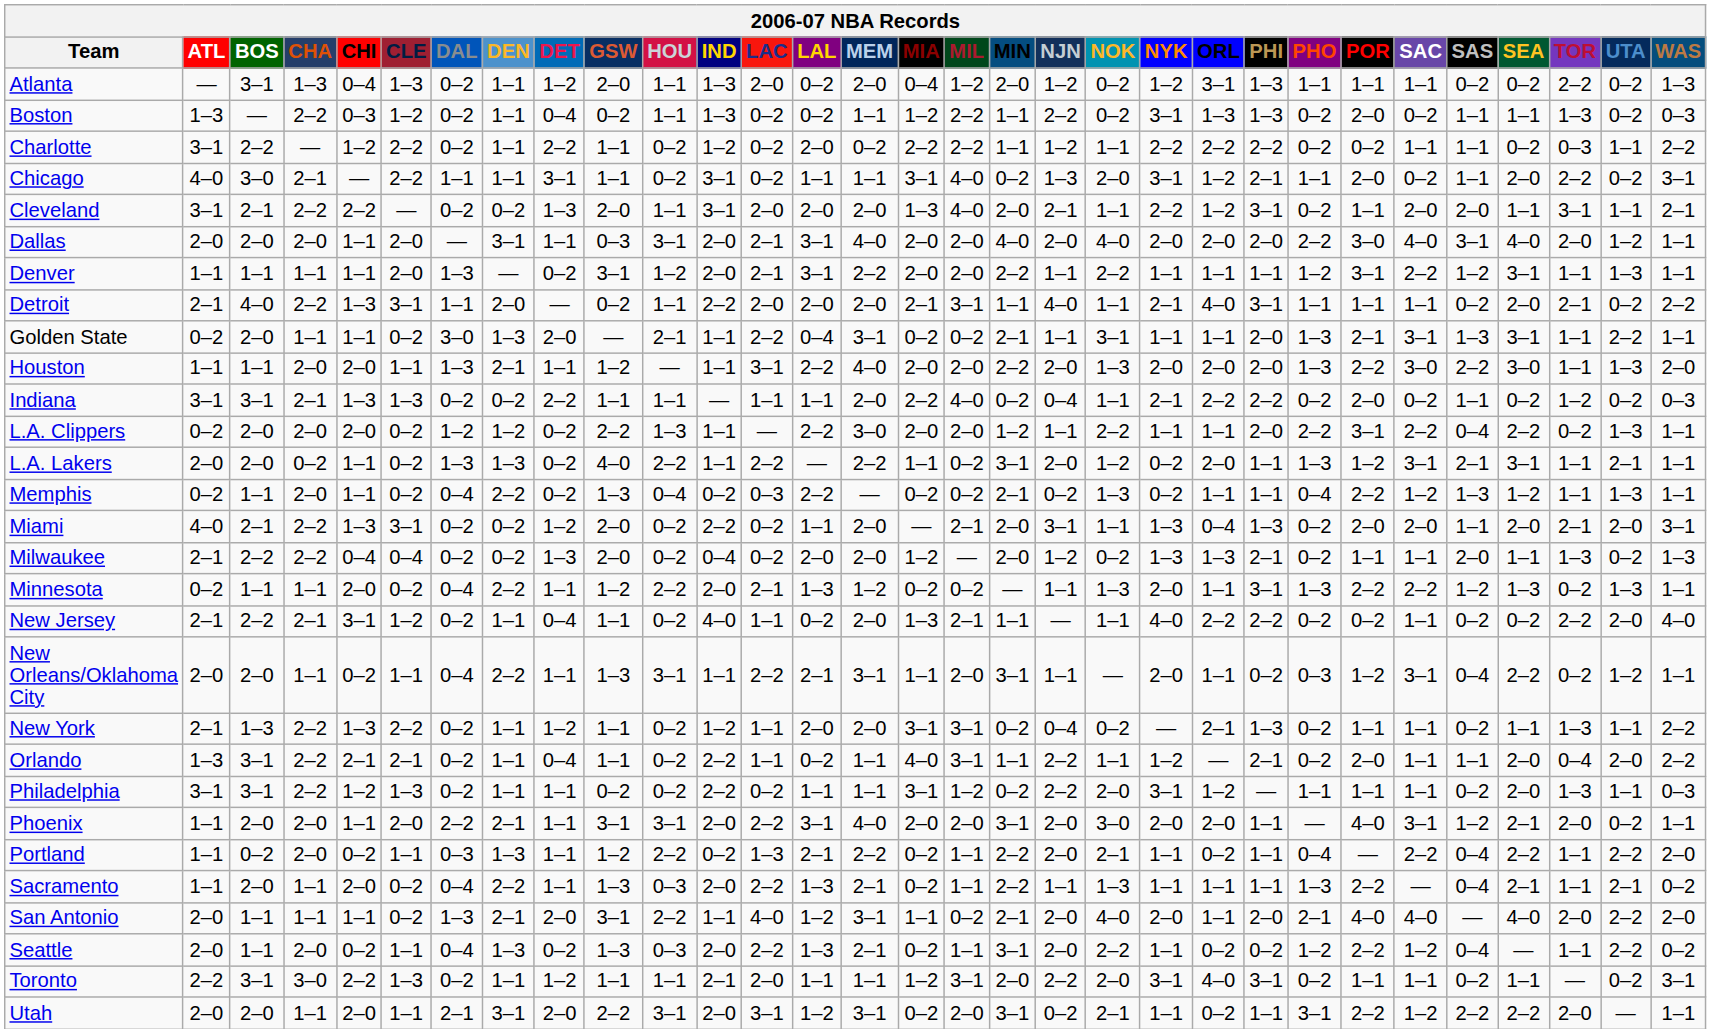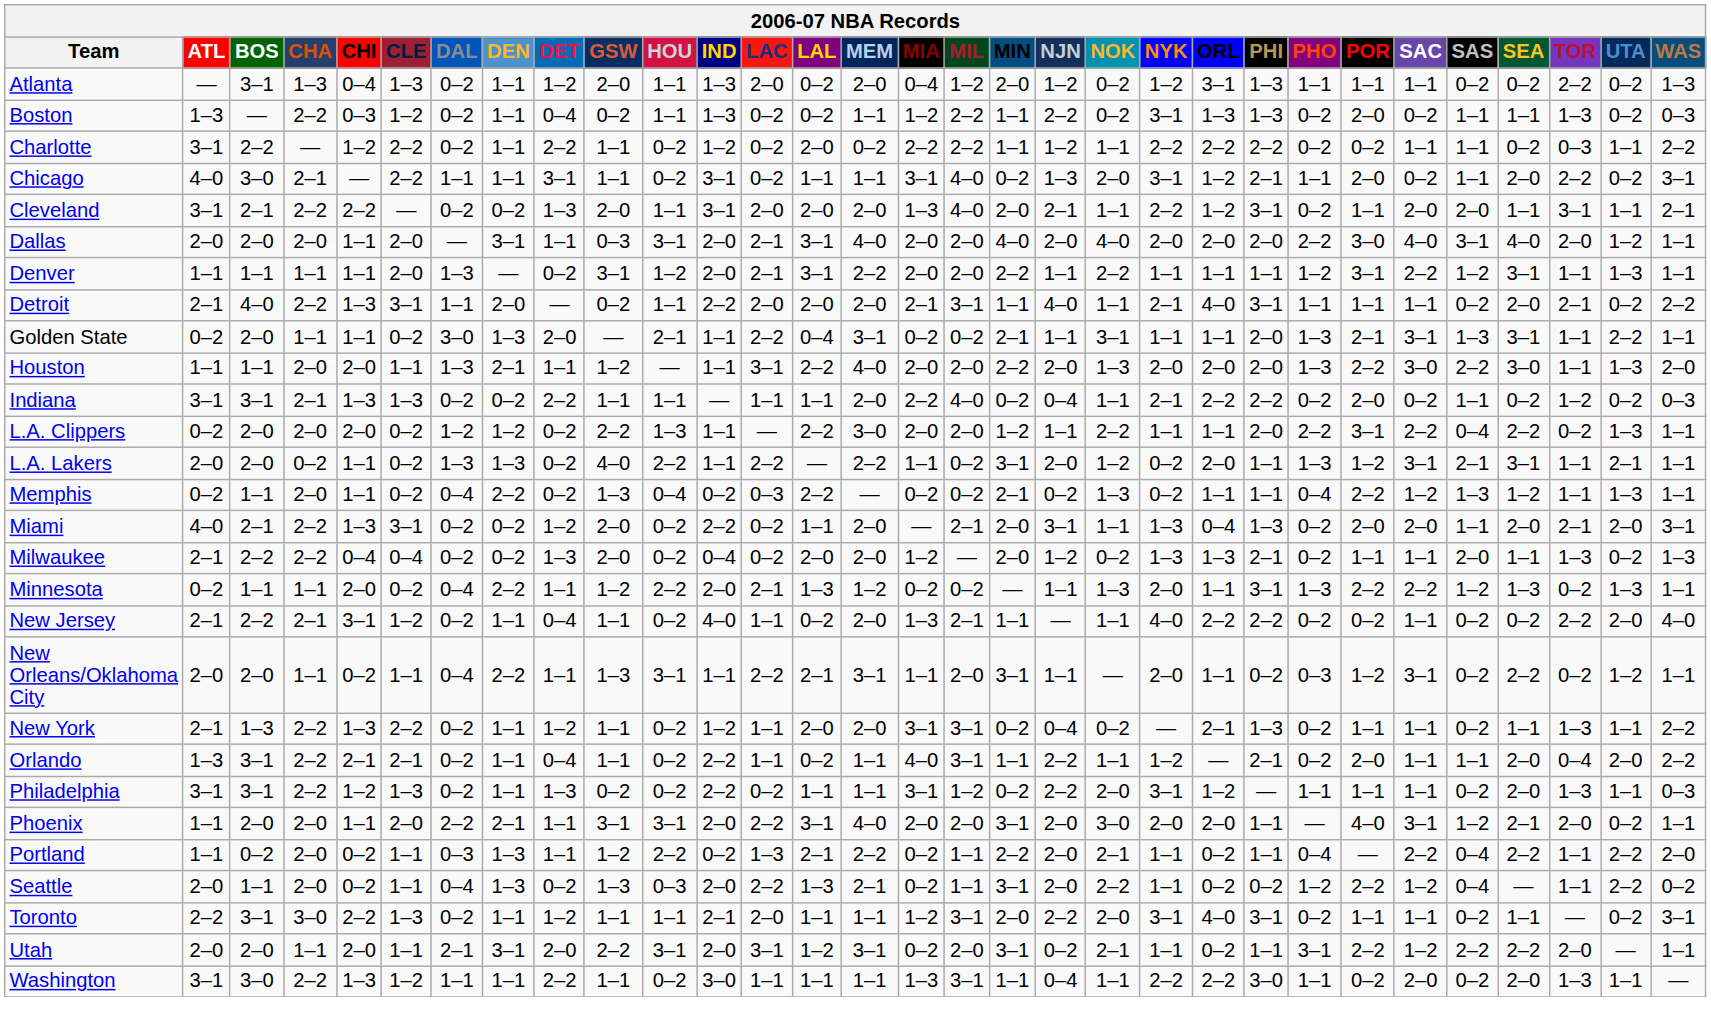(1472, 674) 0–4 -> (1472, 674) 0–2
(560, 791) 1–1 -> (560, 791) 1–3
- row: (64, 886)
- row: (64, 918)
+ row: (63, 981)
